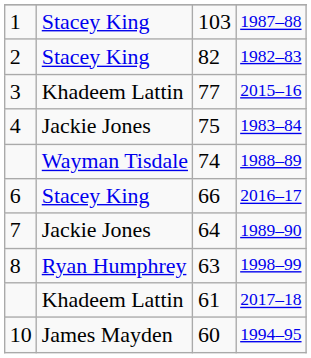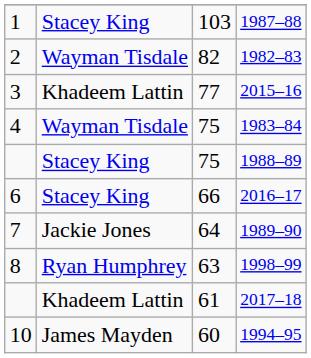(96, 56) Stacey King -> (115, 56) Wayman Tisdale
(96, 126) Jackie Jones -> (115, 126) Wayman Tisdale
(115, 160) Wayman Tisdale -> (96, 160) Stacey King
(209, 160) 74 -> (209, 160) 75
